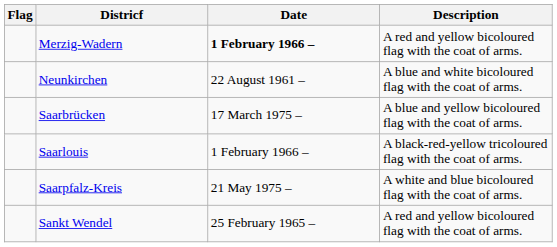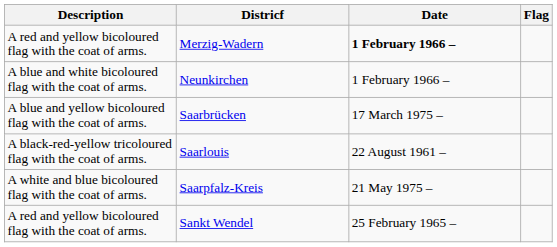columns swapped: (20, 15) <-> (466, 15)
(258, 79) 22 August 1961 – -> (401, 79) 1 February 1966 –
(260, 151) 1 February 1966 – -> (399, 151) 22 August 1961 –
